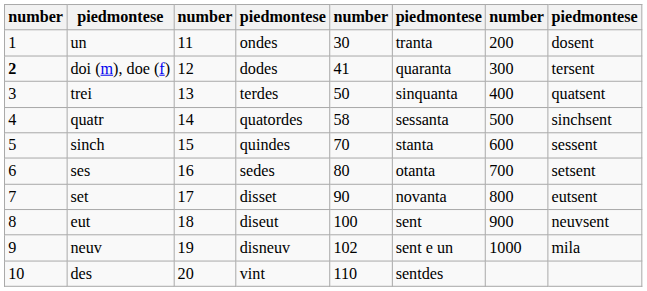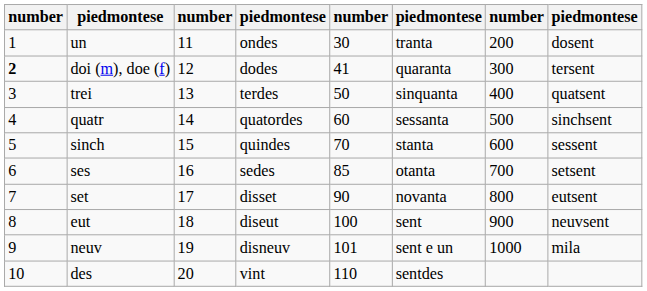(341, 119) 58 -> (341, 119) 60
(341, 171) 80 -> (341, 171) 85
(346, 247) 102 -> (346, 247) 101
